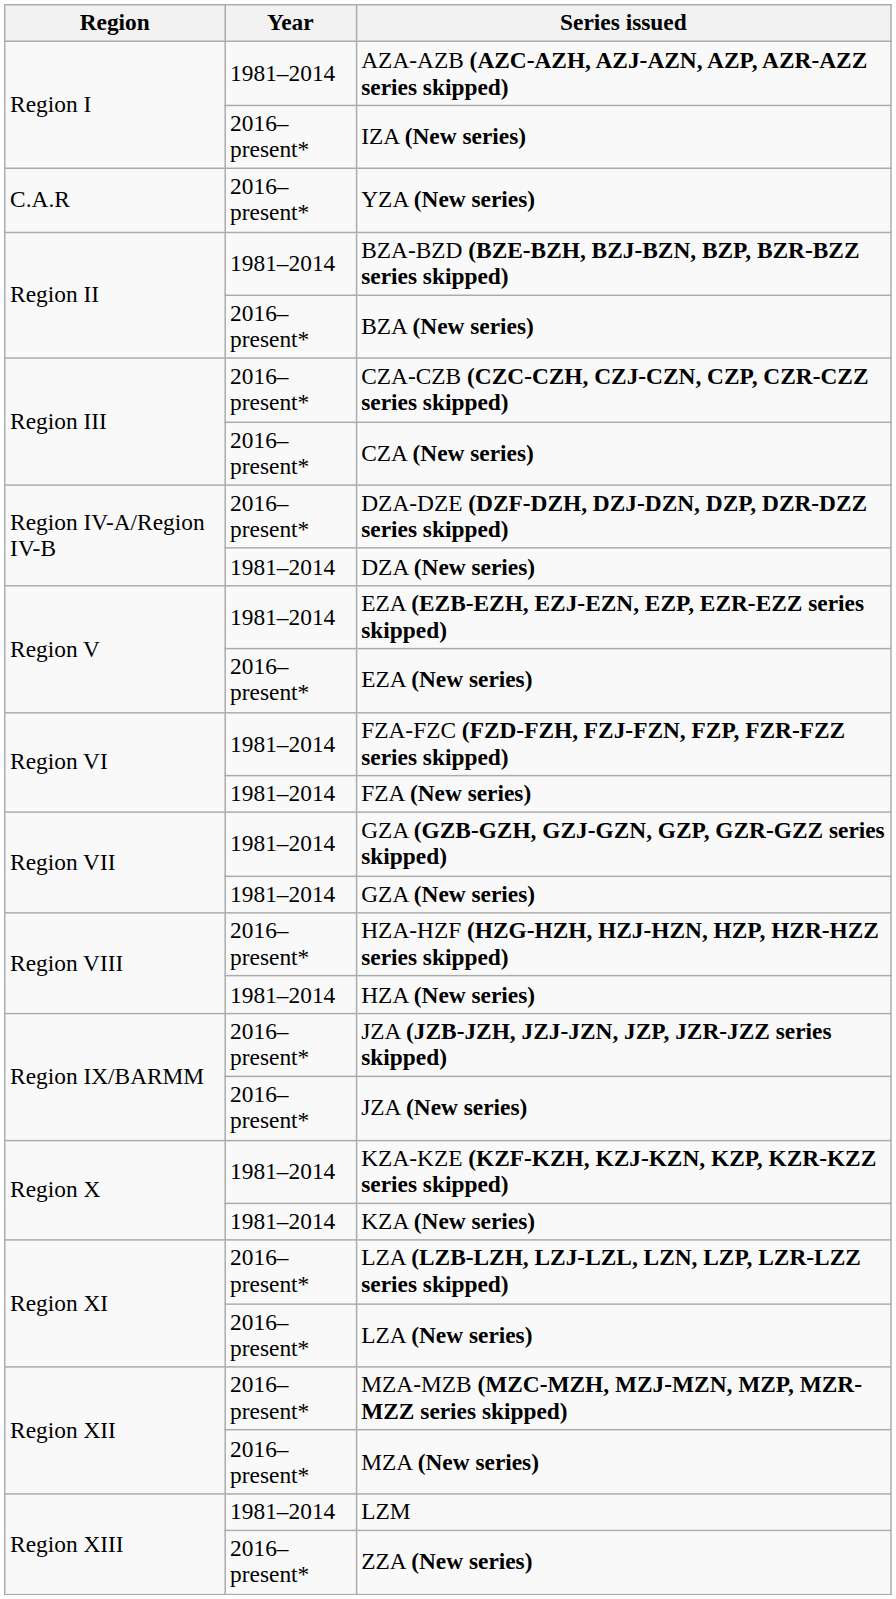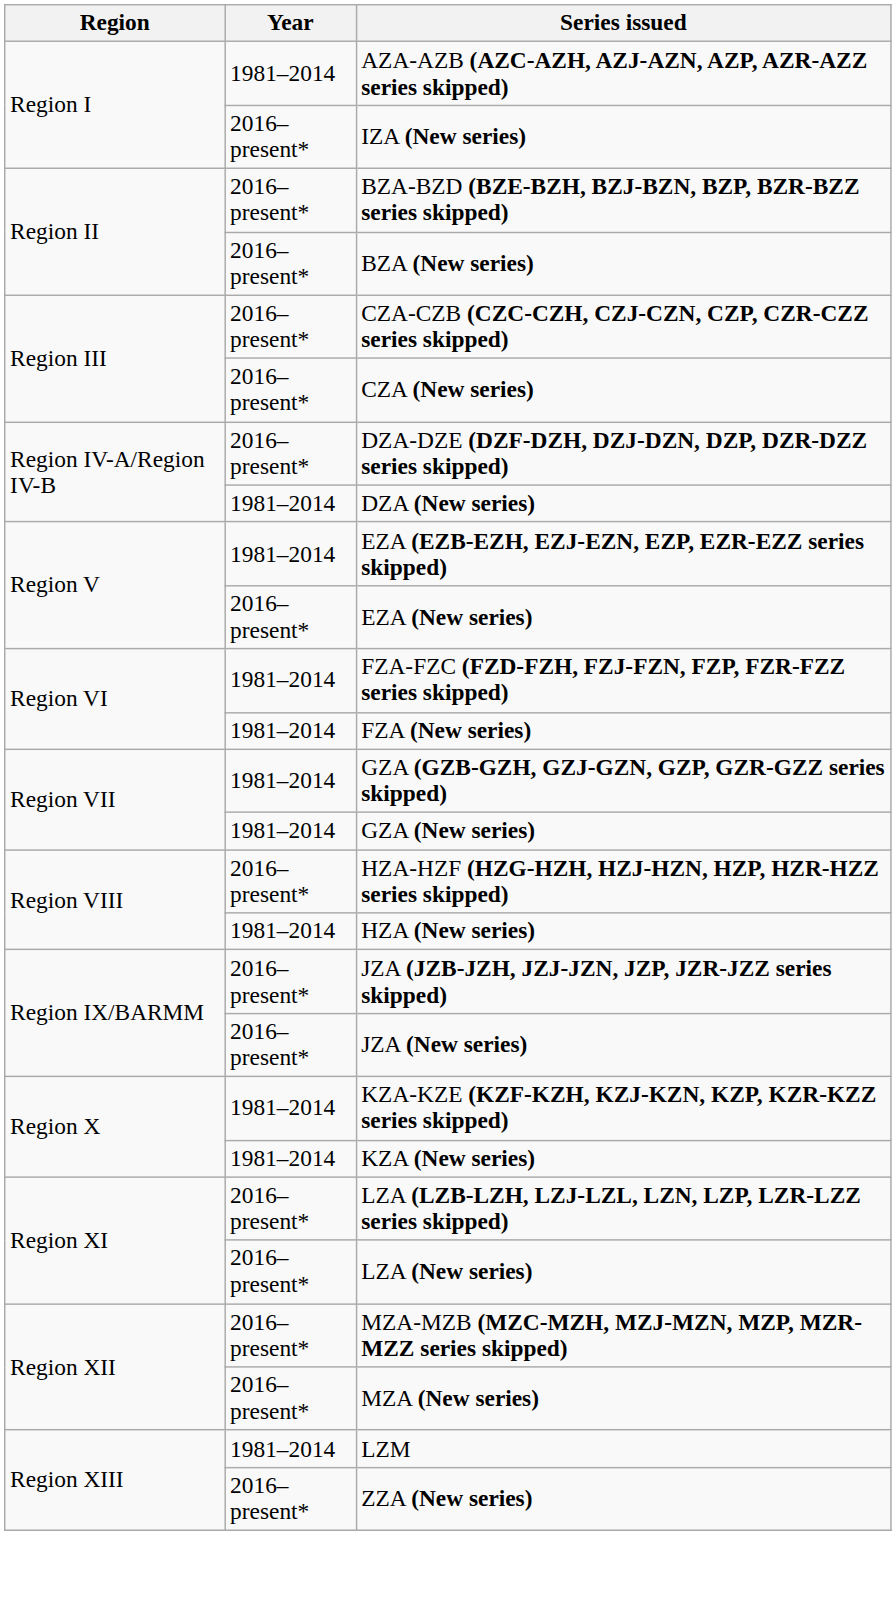- row: (448, 199)
(283, 263) 1981–2014 -> (270, 199) 2016–present*
